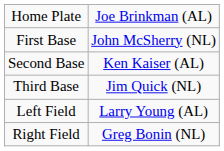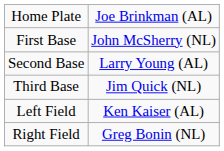(154, 63) Ken Kaiser (AL) -> (154, 63) Larry Young (AL)
(154, 110) Larry Young (AL) -> (154, 110) Ken Kaiser (AL)
